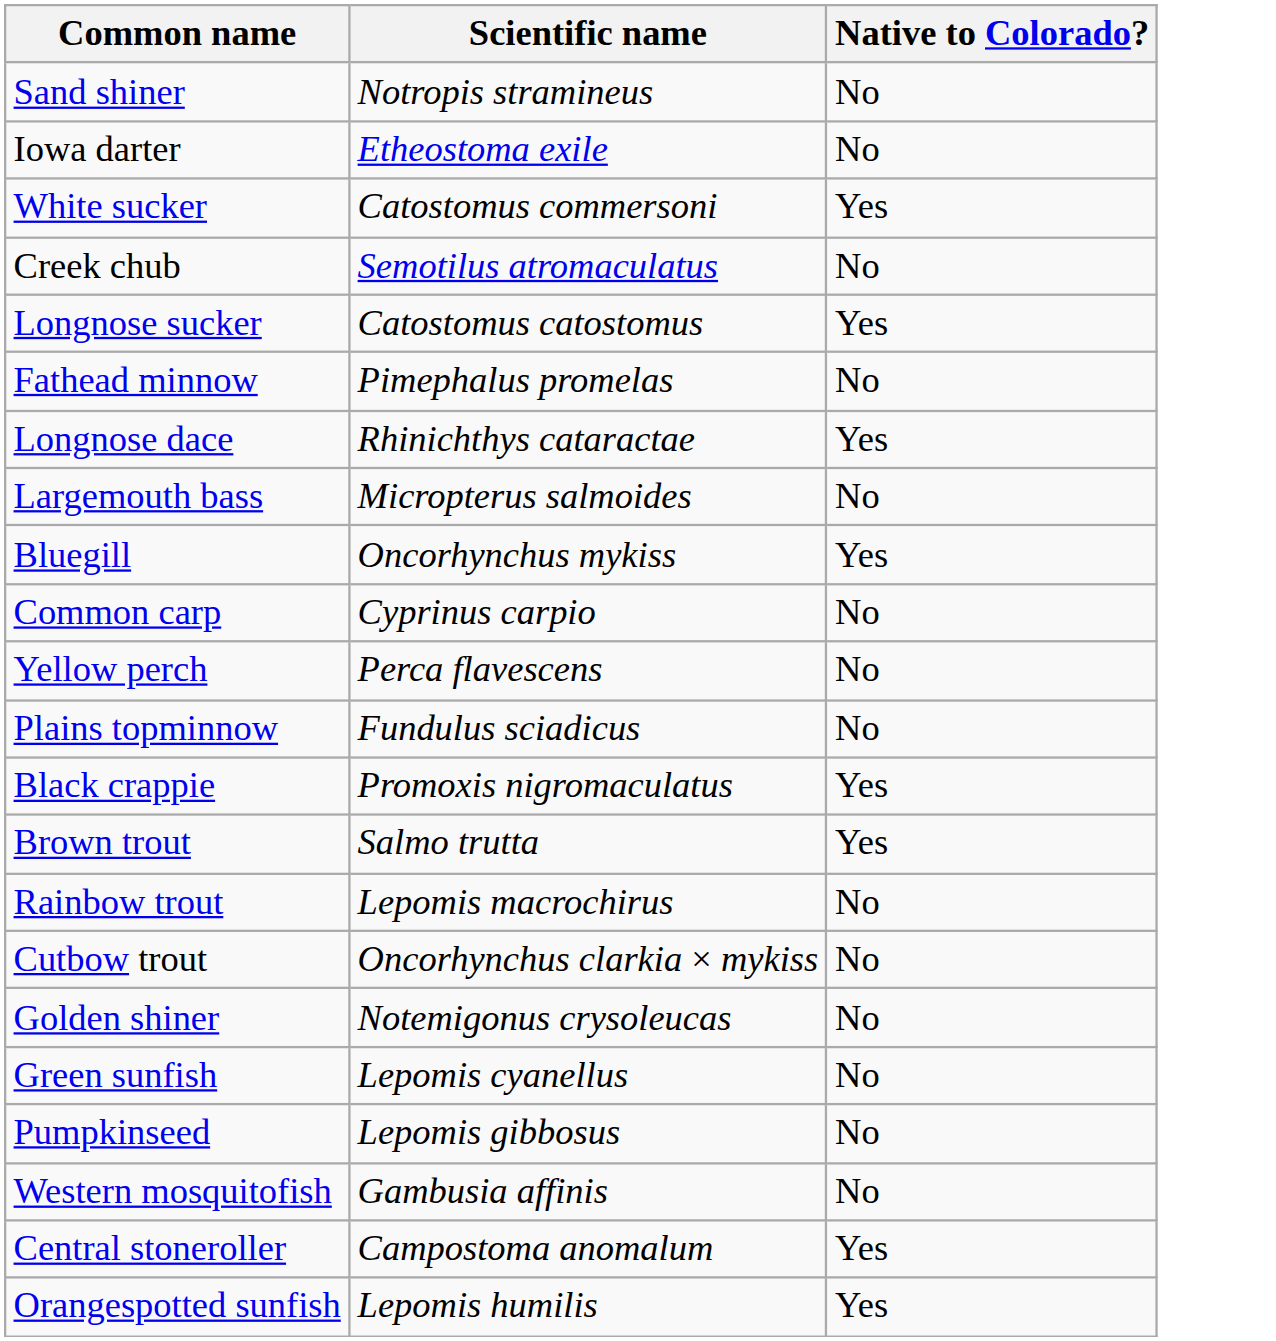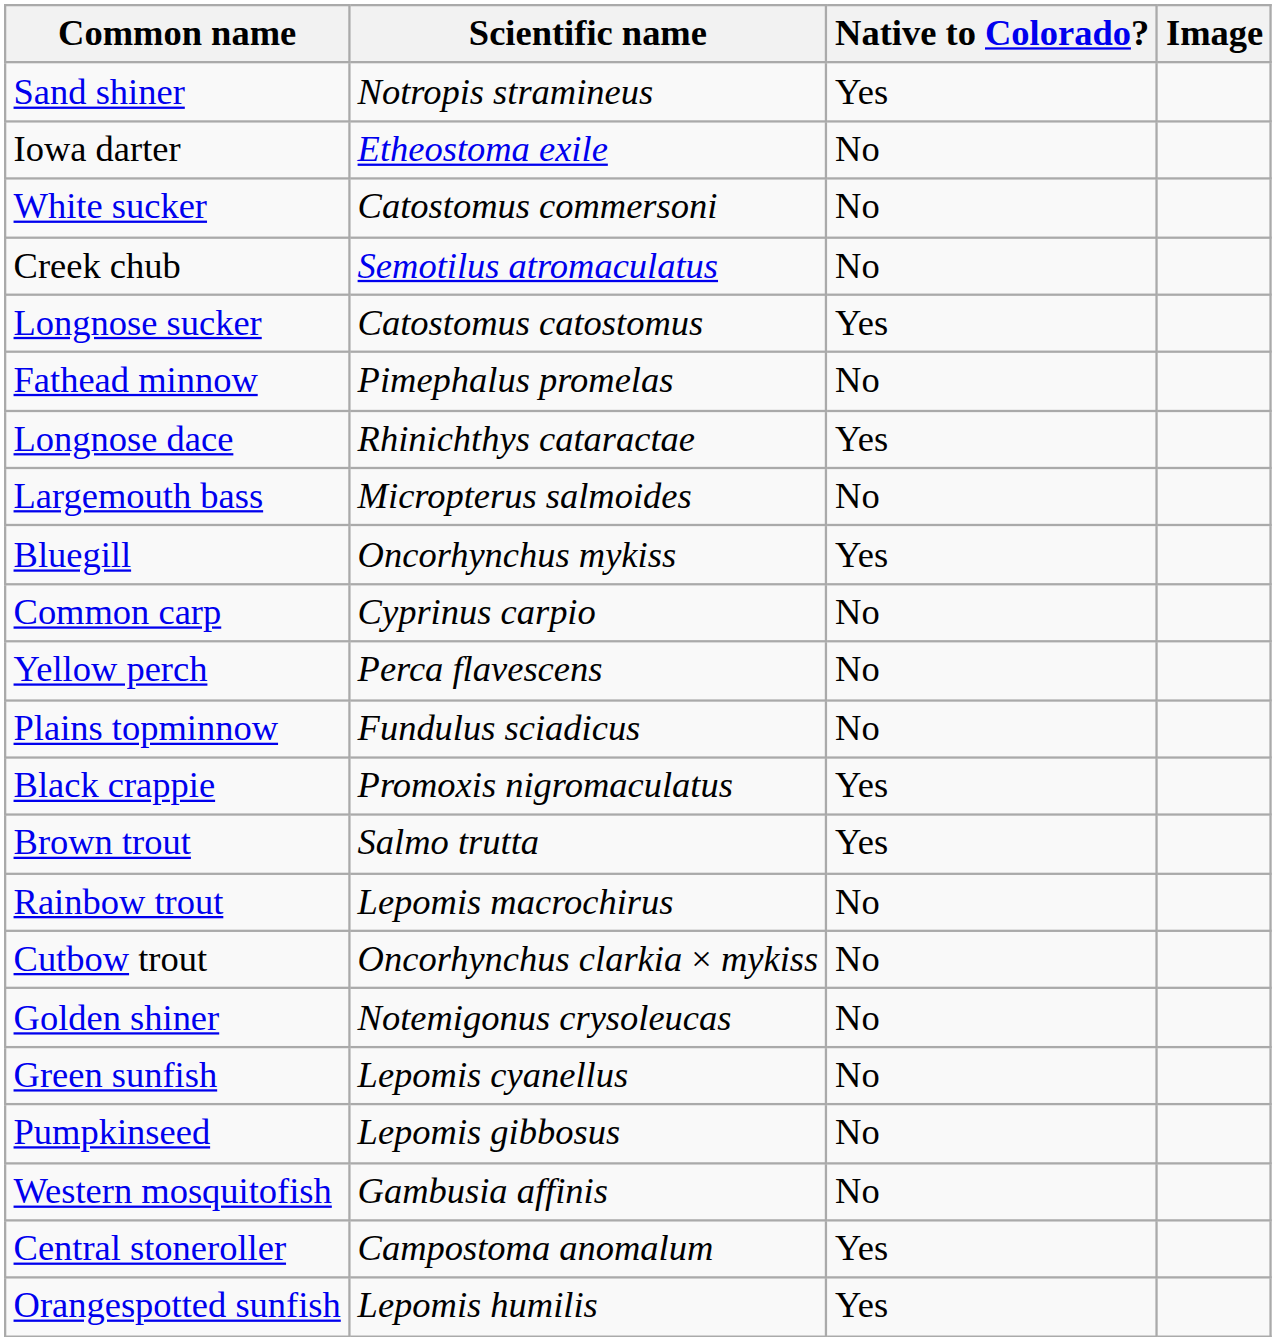+ column: (1215, 33)
(857, 91) No -> (862, 91) Yes
(862, 206) Yes -> (857, 206) No
